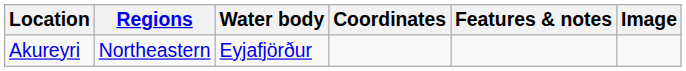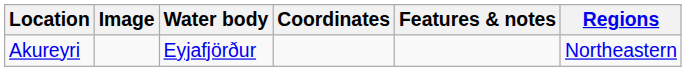columns swapped: (155, 19) <-> (649, 19)
